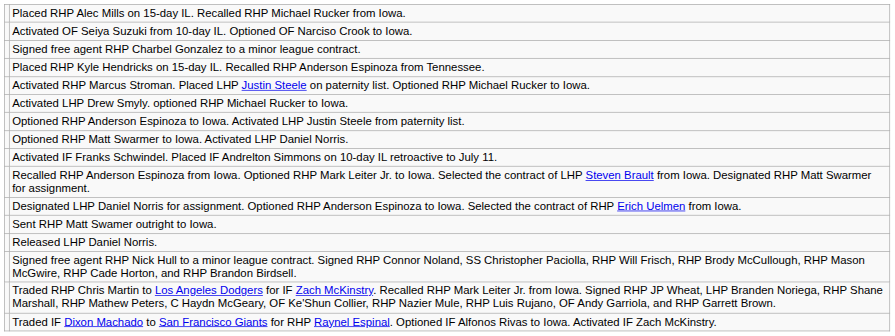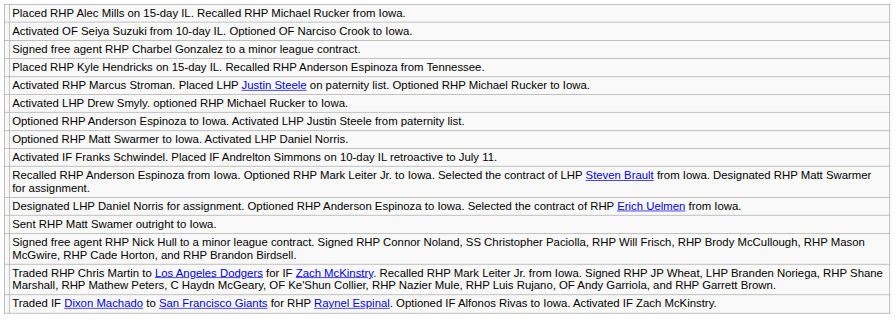- row: (85, 242)
